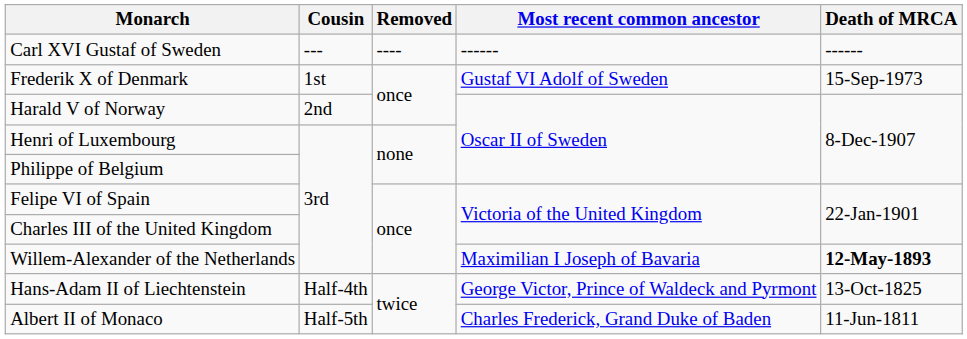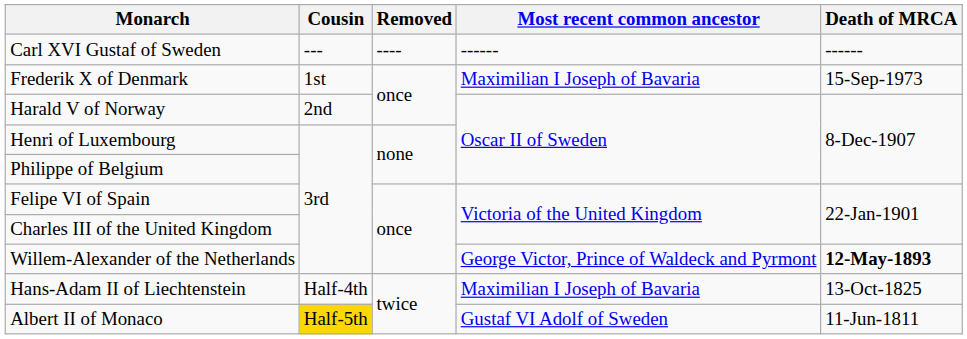(564, 79) Gustaf VI Adolf of Sweden -> (580, 79) Maximilian I Joseph of Bavaria
(580, 259) Maximilian I Joseph of Bavaria -> (639, 259) George Victor, Prince of Waldeck and Pyrmont
(639, 288) George Victor, Prince of Waldeck and Pyrmont -> (580, 288) Maximilian I Joseph of Bavaria
(336, 318) no background -> (336, 318) gold background
(616, 318) Charles Frederick, Grand Duke of Baden -> (564, 318) Gustaf VI Adolf of Sweden
